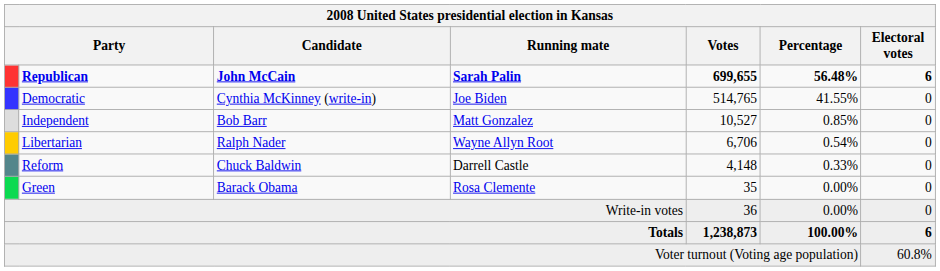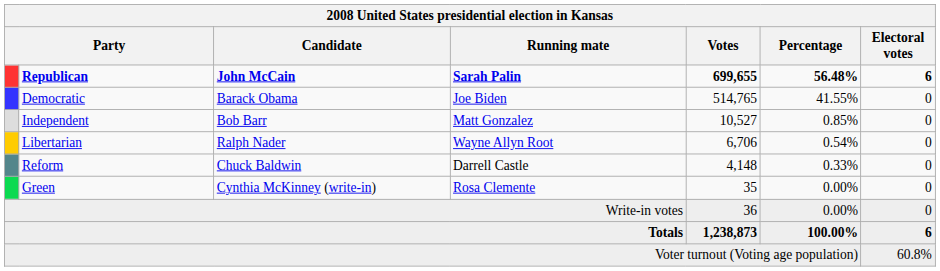(296, 98) Cynthia McKinney (write-in) -> (257, 98) Barack Obama
(257, 187) Barack Obama -> (296, 187) Cynthia McKinney (write-in)
